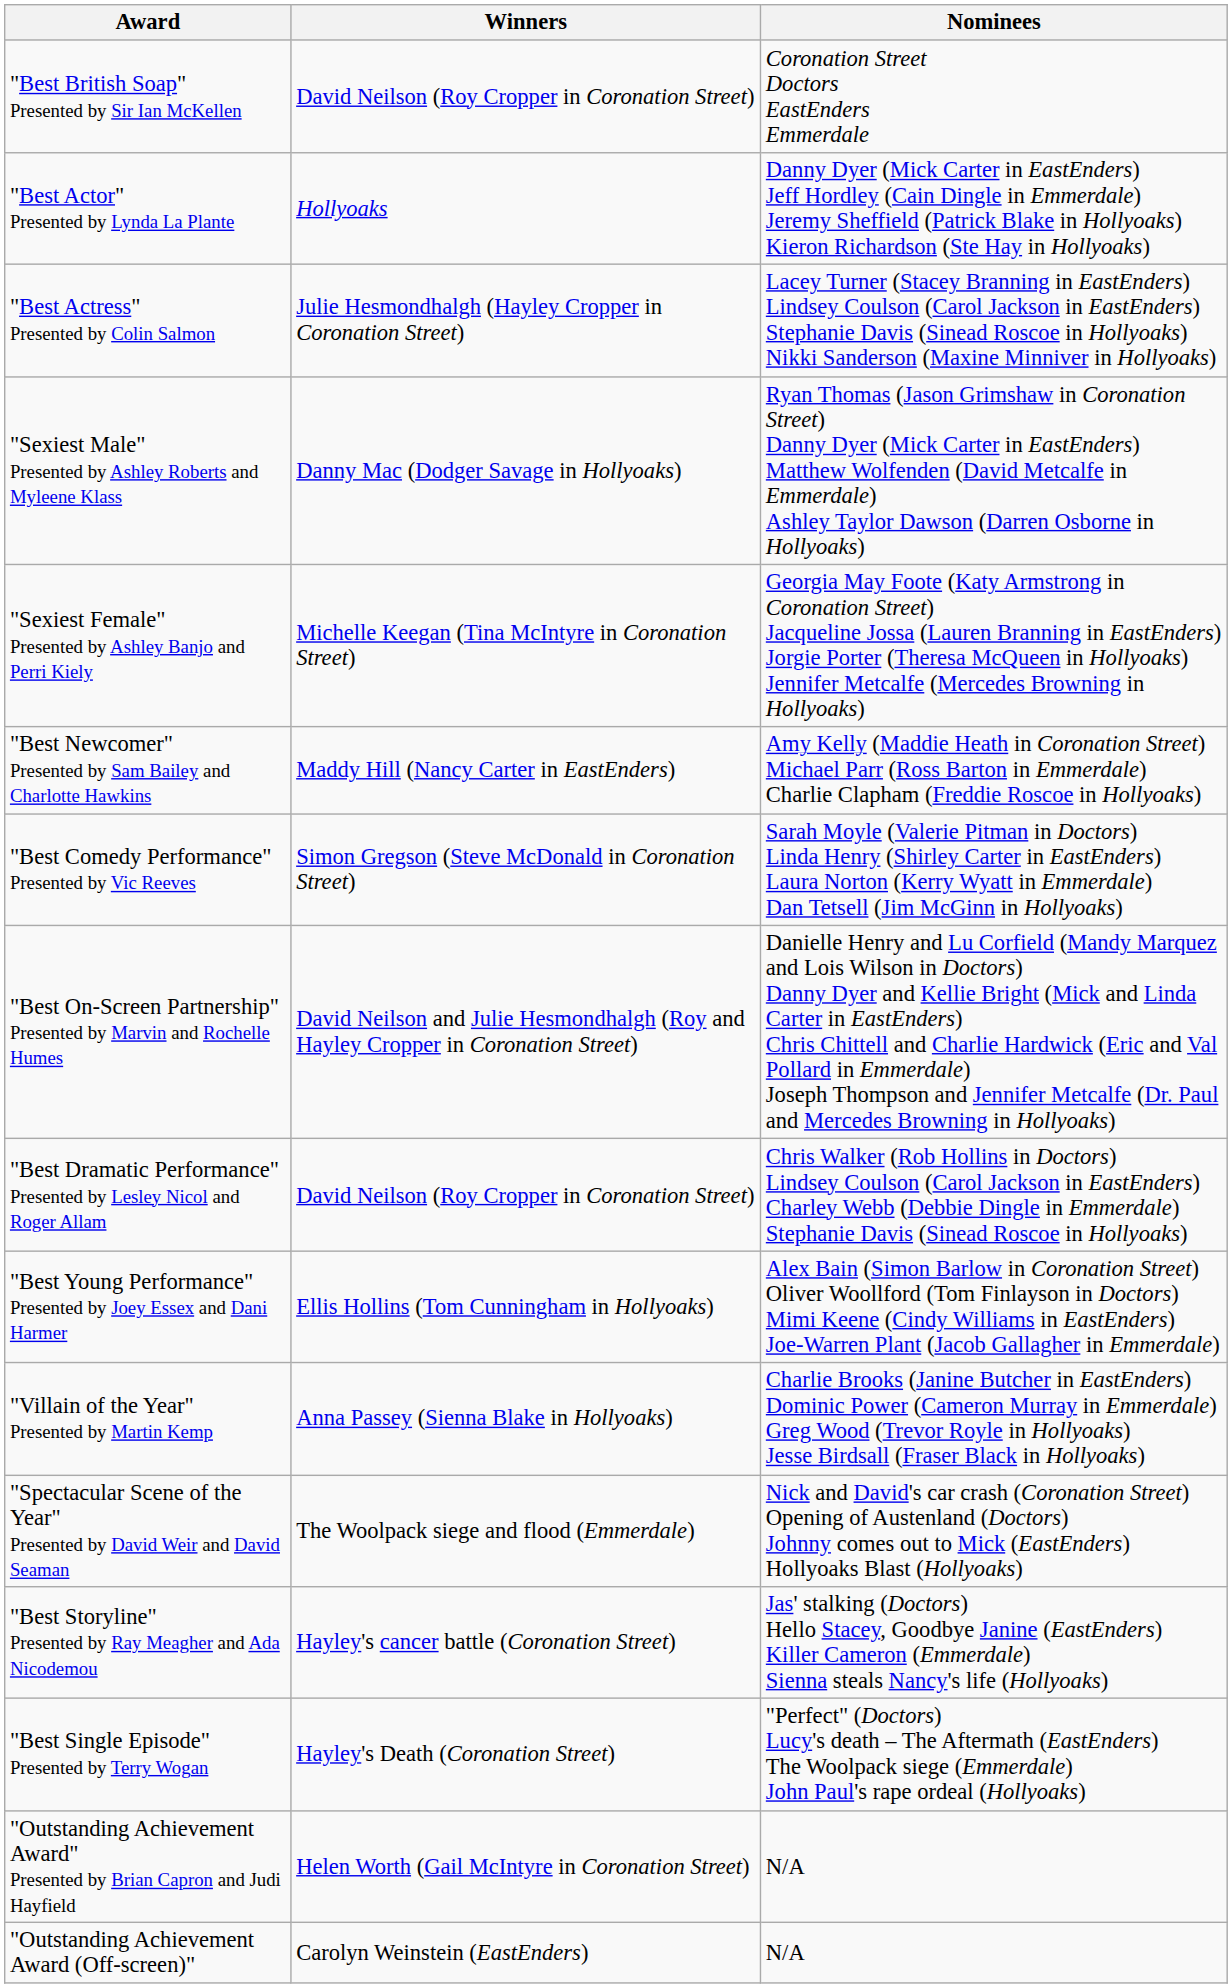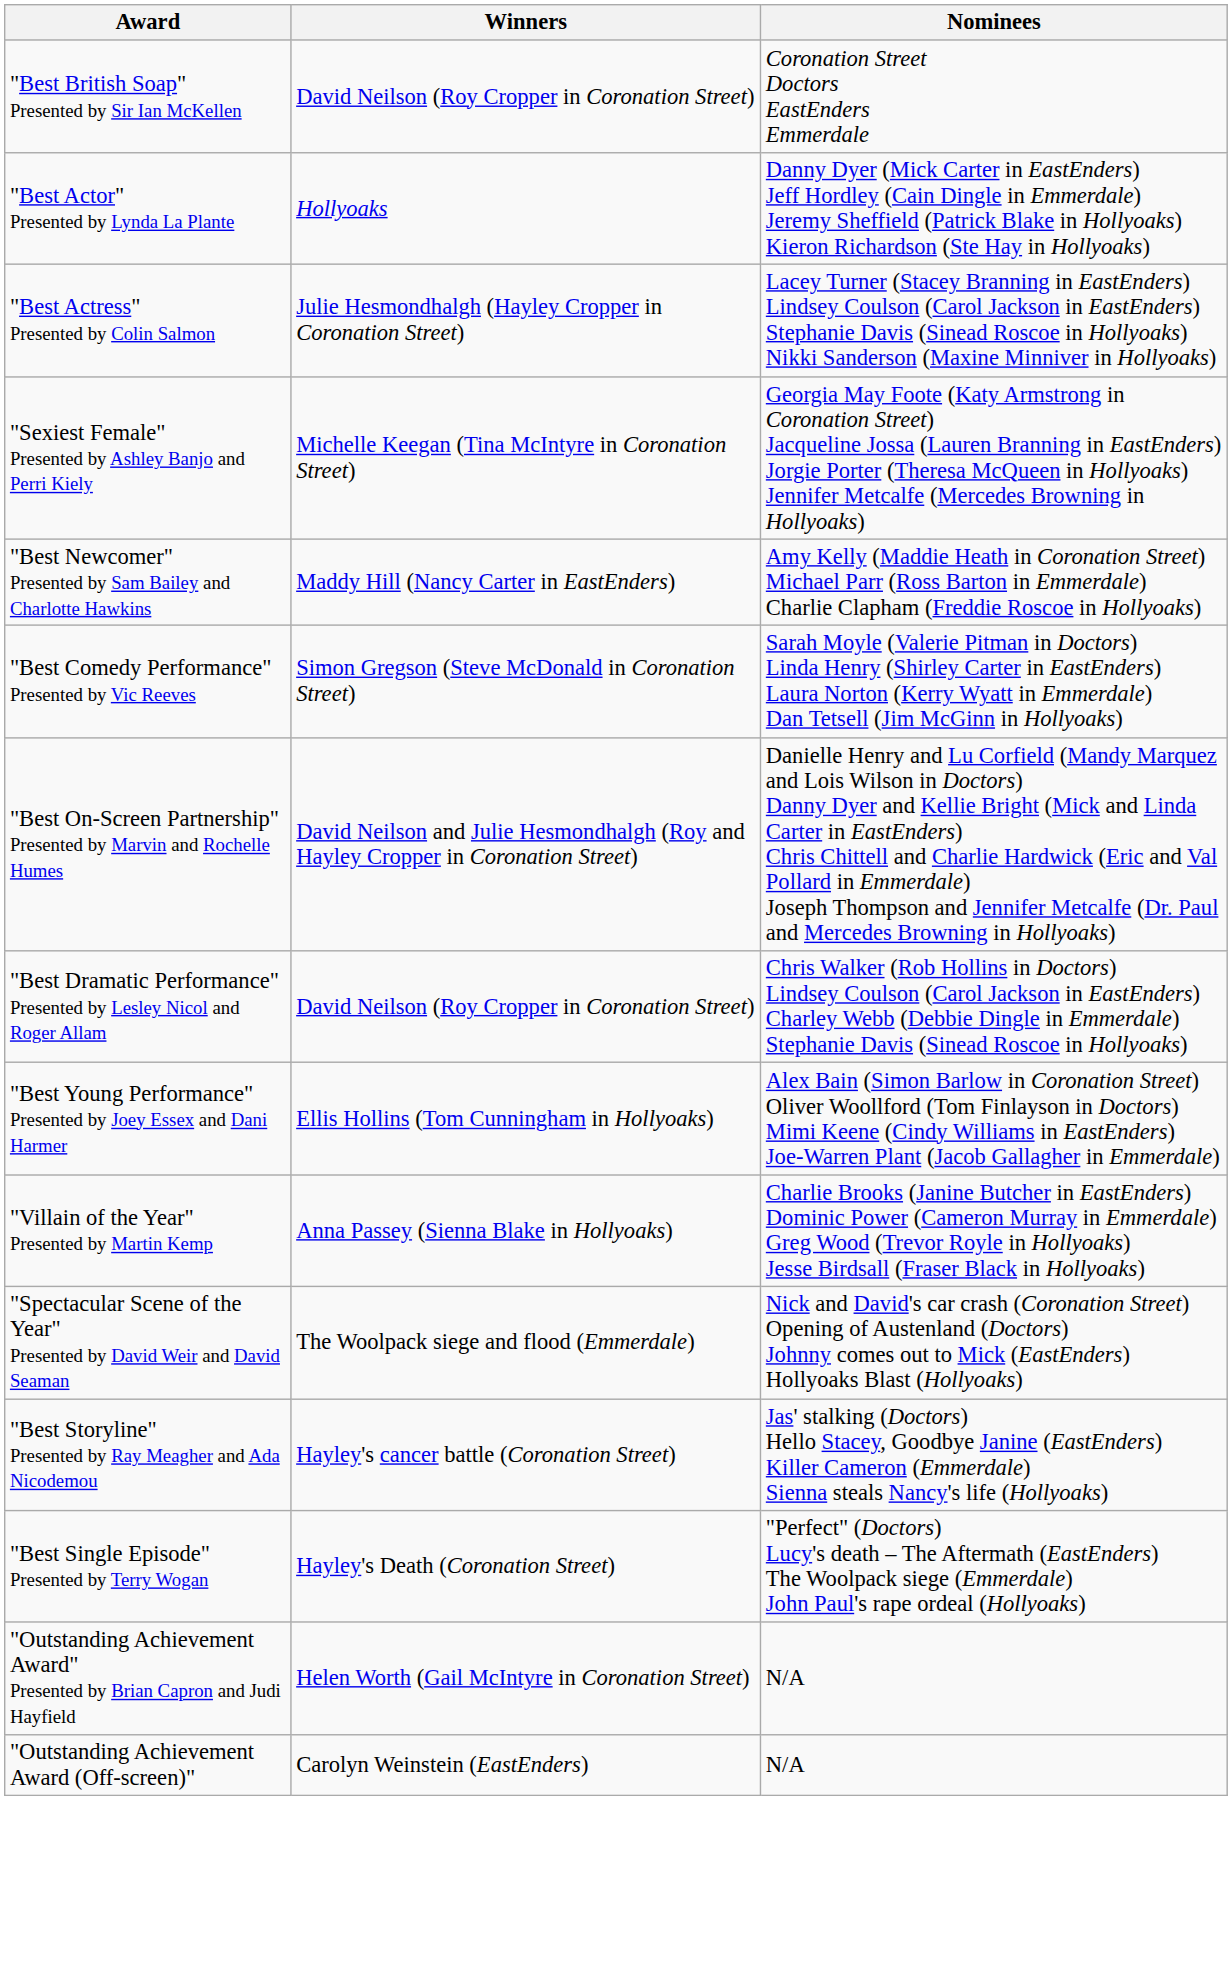- row: (134, 470)
